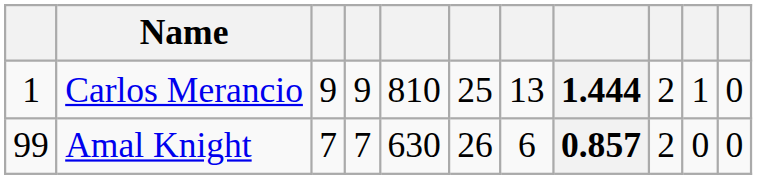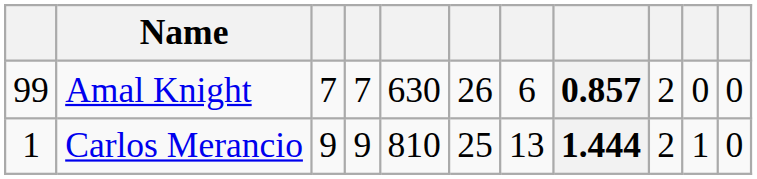rows swapped: (158, 145) <-> (184, 88)
